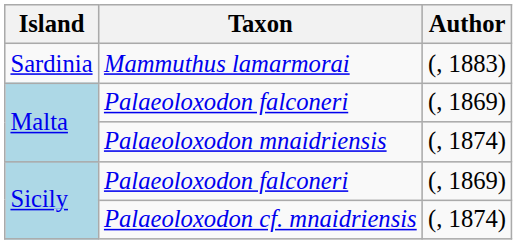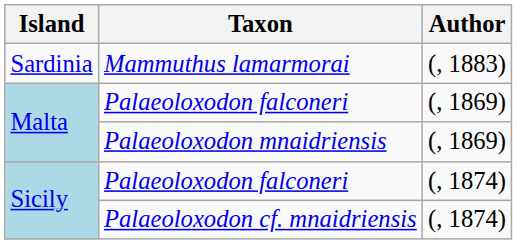(467, 141) (, 1874) -> (467, 141) (, 1869)
(467, 180) (, 1869) -> (467, 180) (, 1874)
